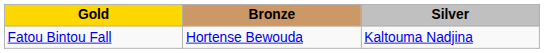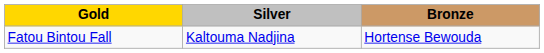columns swapped: (450, 15) <-> (272, 15)
